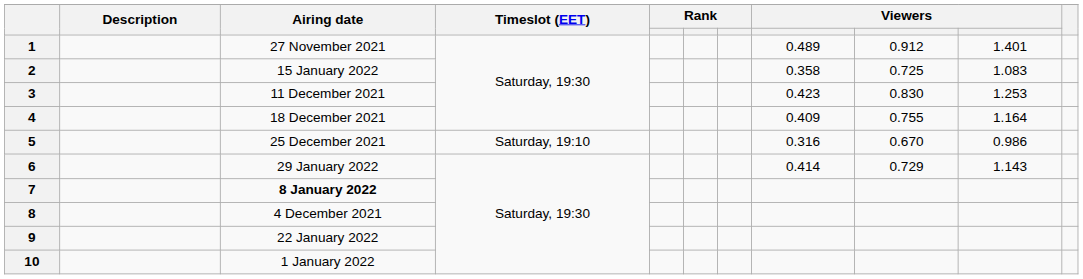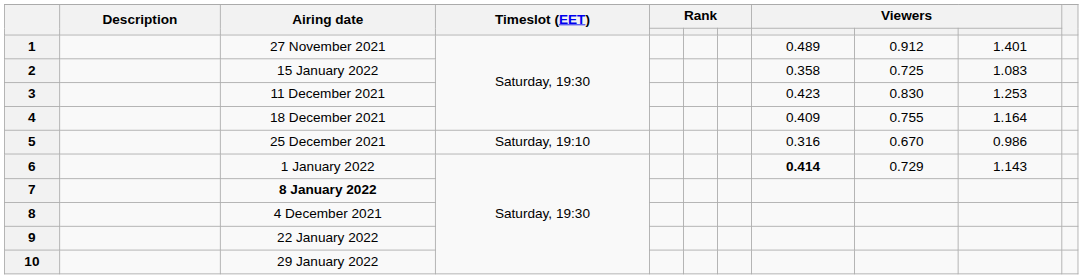(328, 166) 29 January 2022 -> (328, 166) 1 January 2022
(803, 166) normal -> (803, 166) bold
(328, 261) 1 January 2022 -> (328, 261) 29 January 2022
